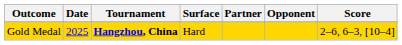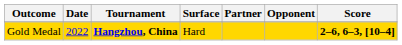(77, 31) 2025 -> (77, 31) 2022
(357, 31) normal -> (357, 31) bold
